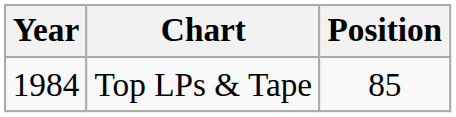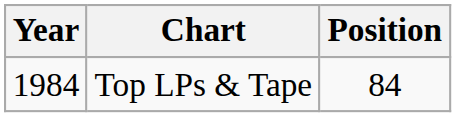(385, 83) 85 -> (385, 83) 84
